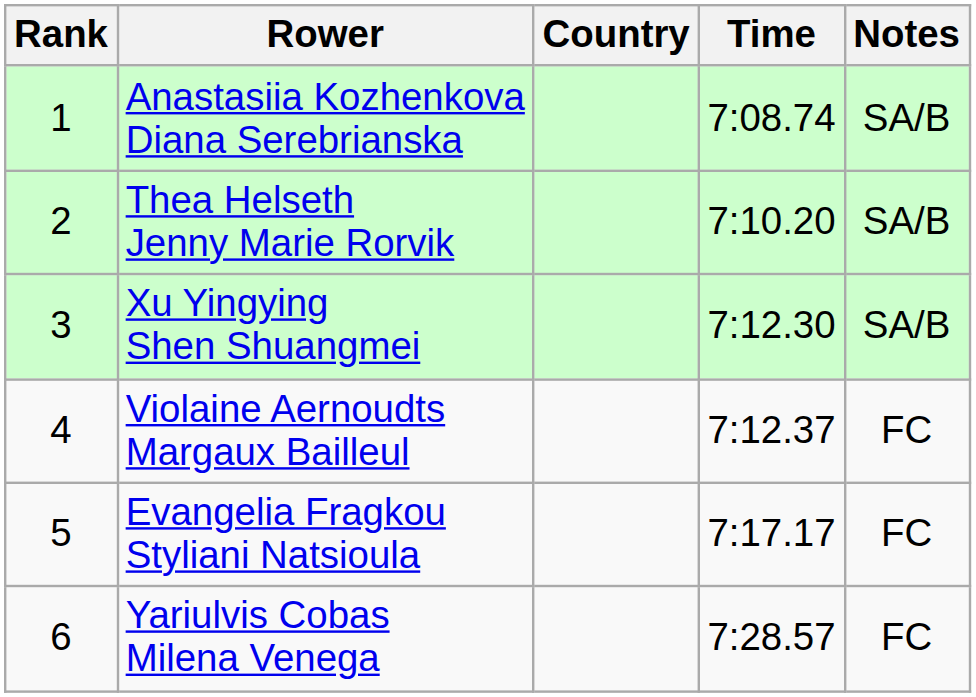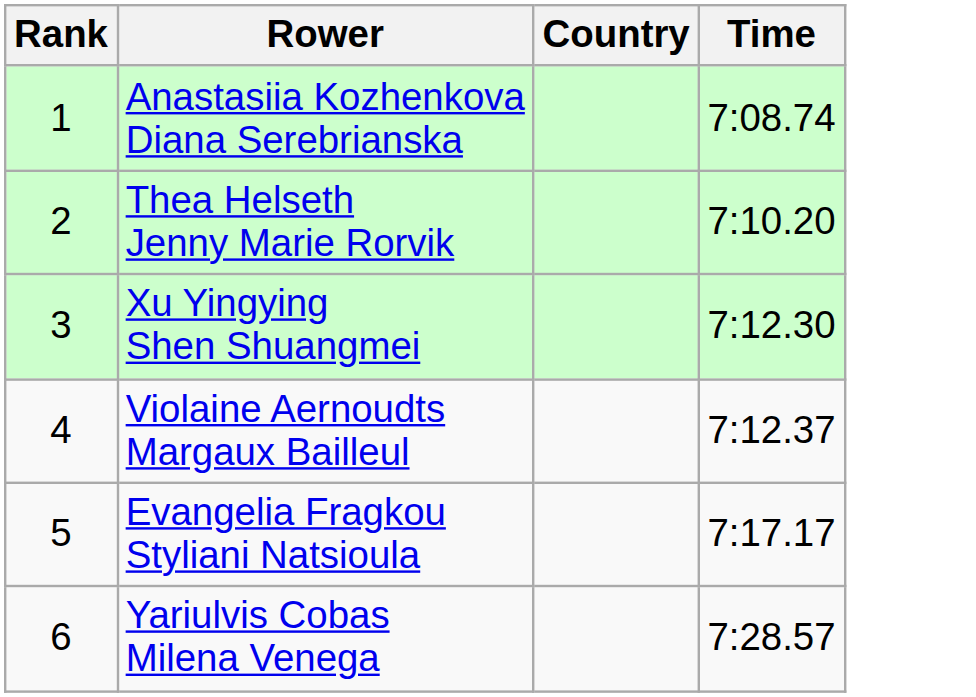- column: (907, 34)
